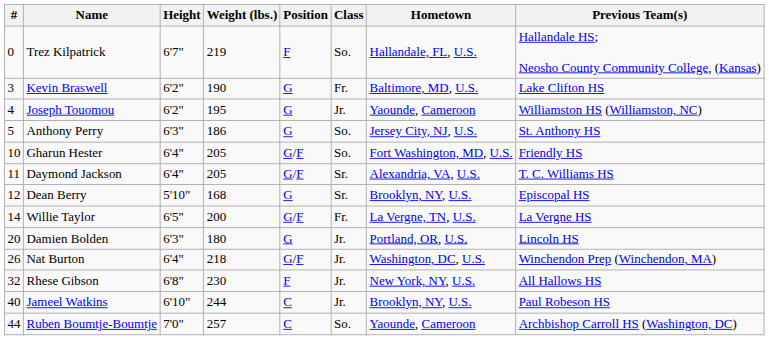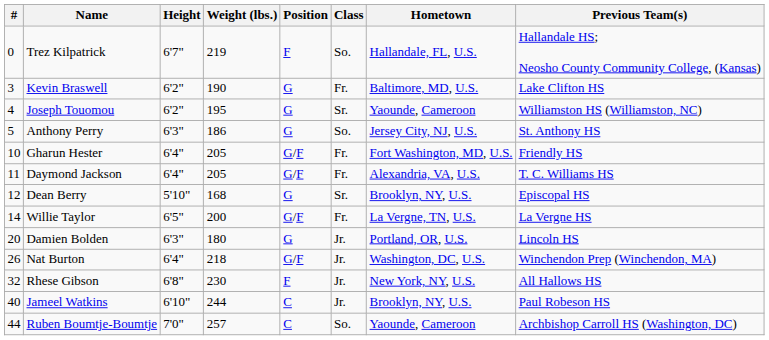(340, 110) Jr. -> (341, 110) Sr.
(342, 153) So. -> (341, 153) Fr.
(341, 174) Sr. -> (341, 174) Fr.
